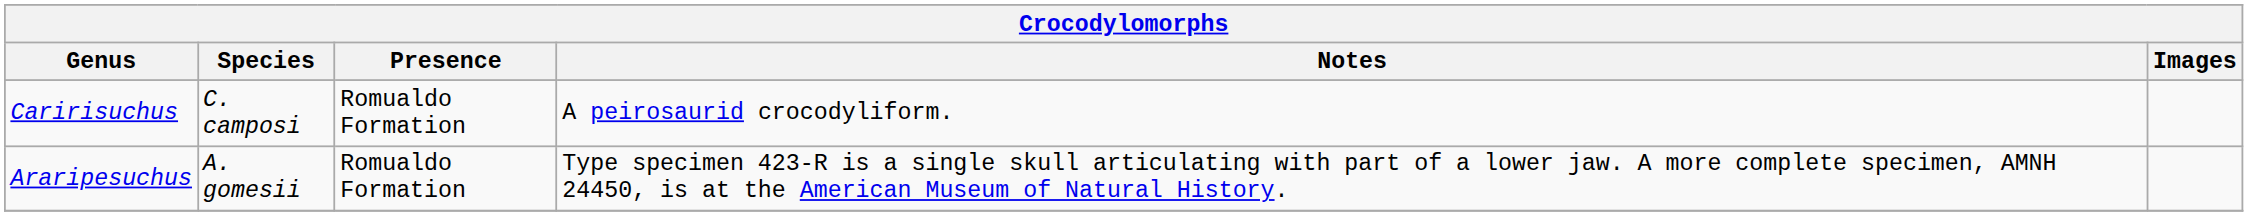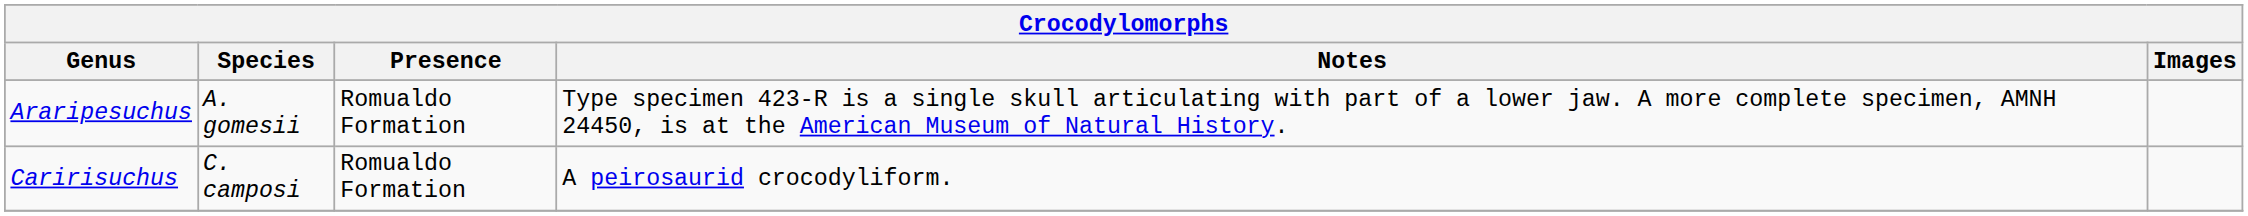rows swapped: (101, 178) <-> (94, 113)
